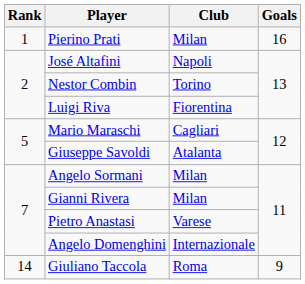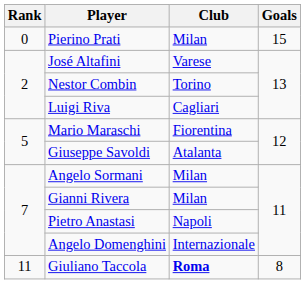(25, 38) 1 -> (25, 38) 0
(279, 38) 16 -> (279, 38) 15
(192, 61) Napoli -> (192, 61) Varese
(202, 107) Fiorentina -> (196, 107) Cagliari
(196, 130) Cagliari -> (202, 130) Fiorentina
(192, 221) Varese -> (192, 221) Napoli
(25, 267) 14 -> (25, 267) 11
(190, 267) normal -> (191, 267) bold
(279, 267) 9 -> (279, 267) 8
